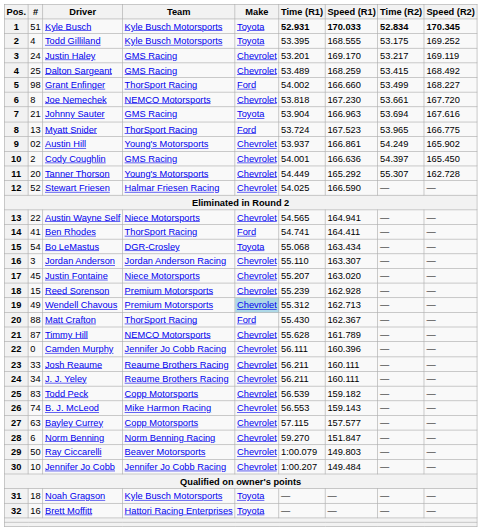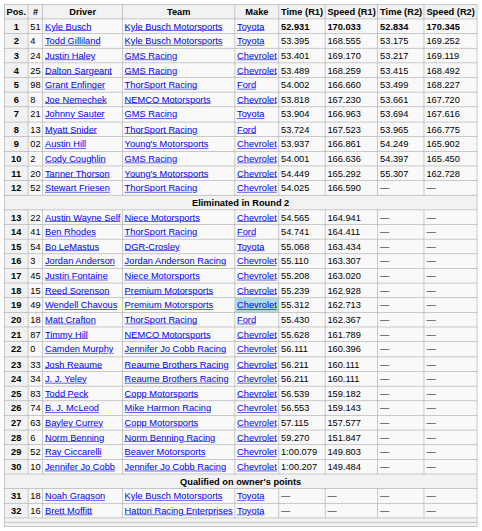(295, 56) 53.201 -> (295, 56) 53.401
(172, 188) Halmar Friesen Racing -> (161, 188) ThorSport Racing
(295, 276) 55.207 -> (295, 276) 55.208
(35, 320) 88 -> (35, 320) 18
(35, 452) 50 -> (35, 452) 52
